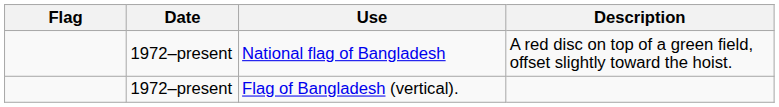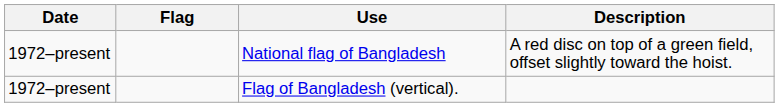columns swapped: (66, 17) <-> (182, 17)
